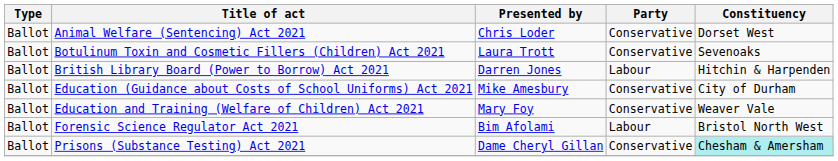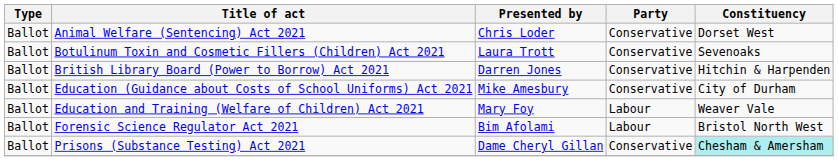(630, 70) Labour -> (651, 70) Conservative
(651, 108) Conservative -> (630, 108) Labour
